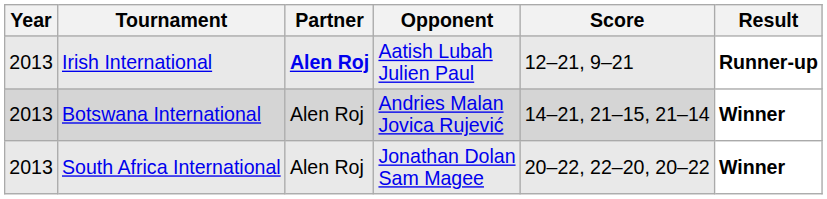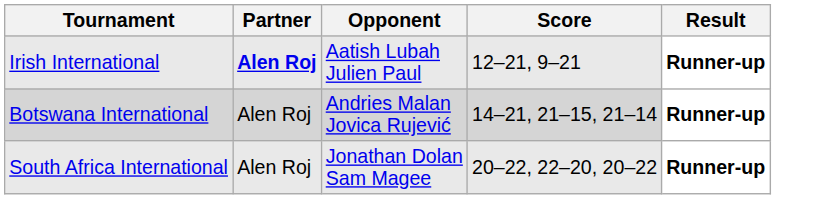- column: (31, 21)
(752, 115) Winner -> (716, 115) Runner-up
(752, 168) Winner -> (716, 168) Runner-up
